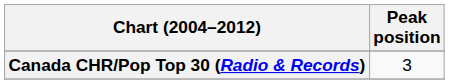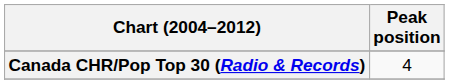(407, 65) 3 -> (407, 65) 4
